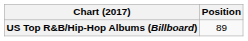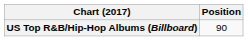(221, 28) 89 -> (221, 28) 90
